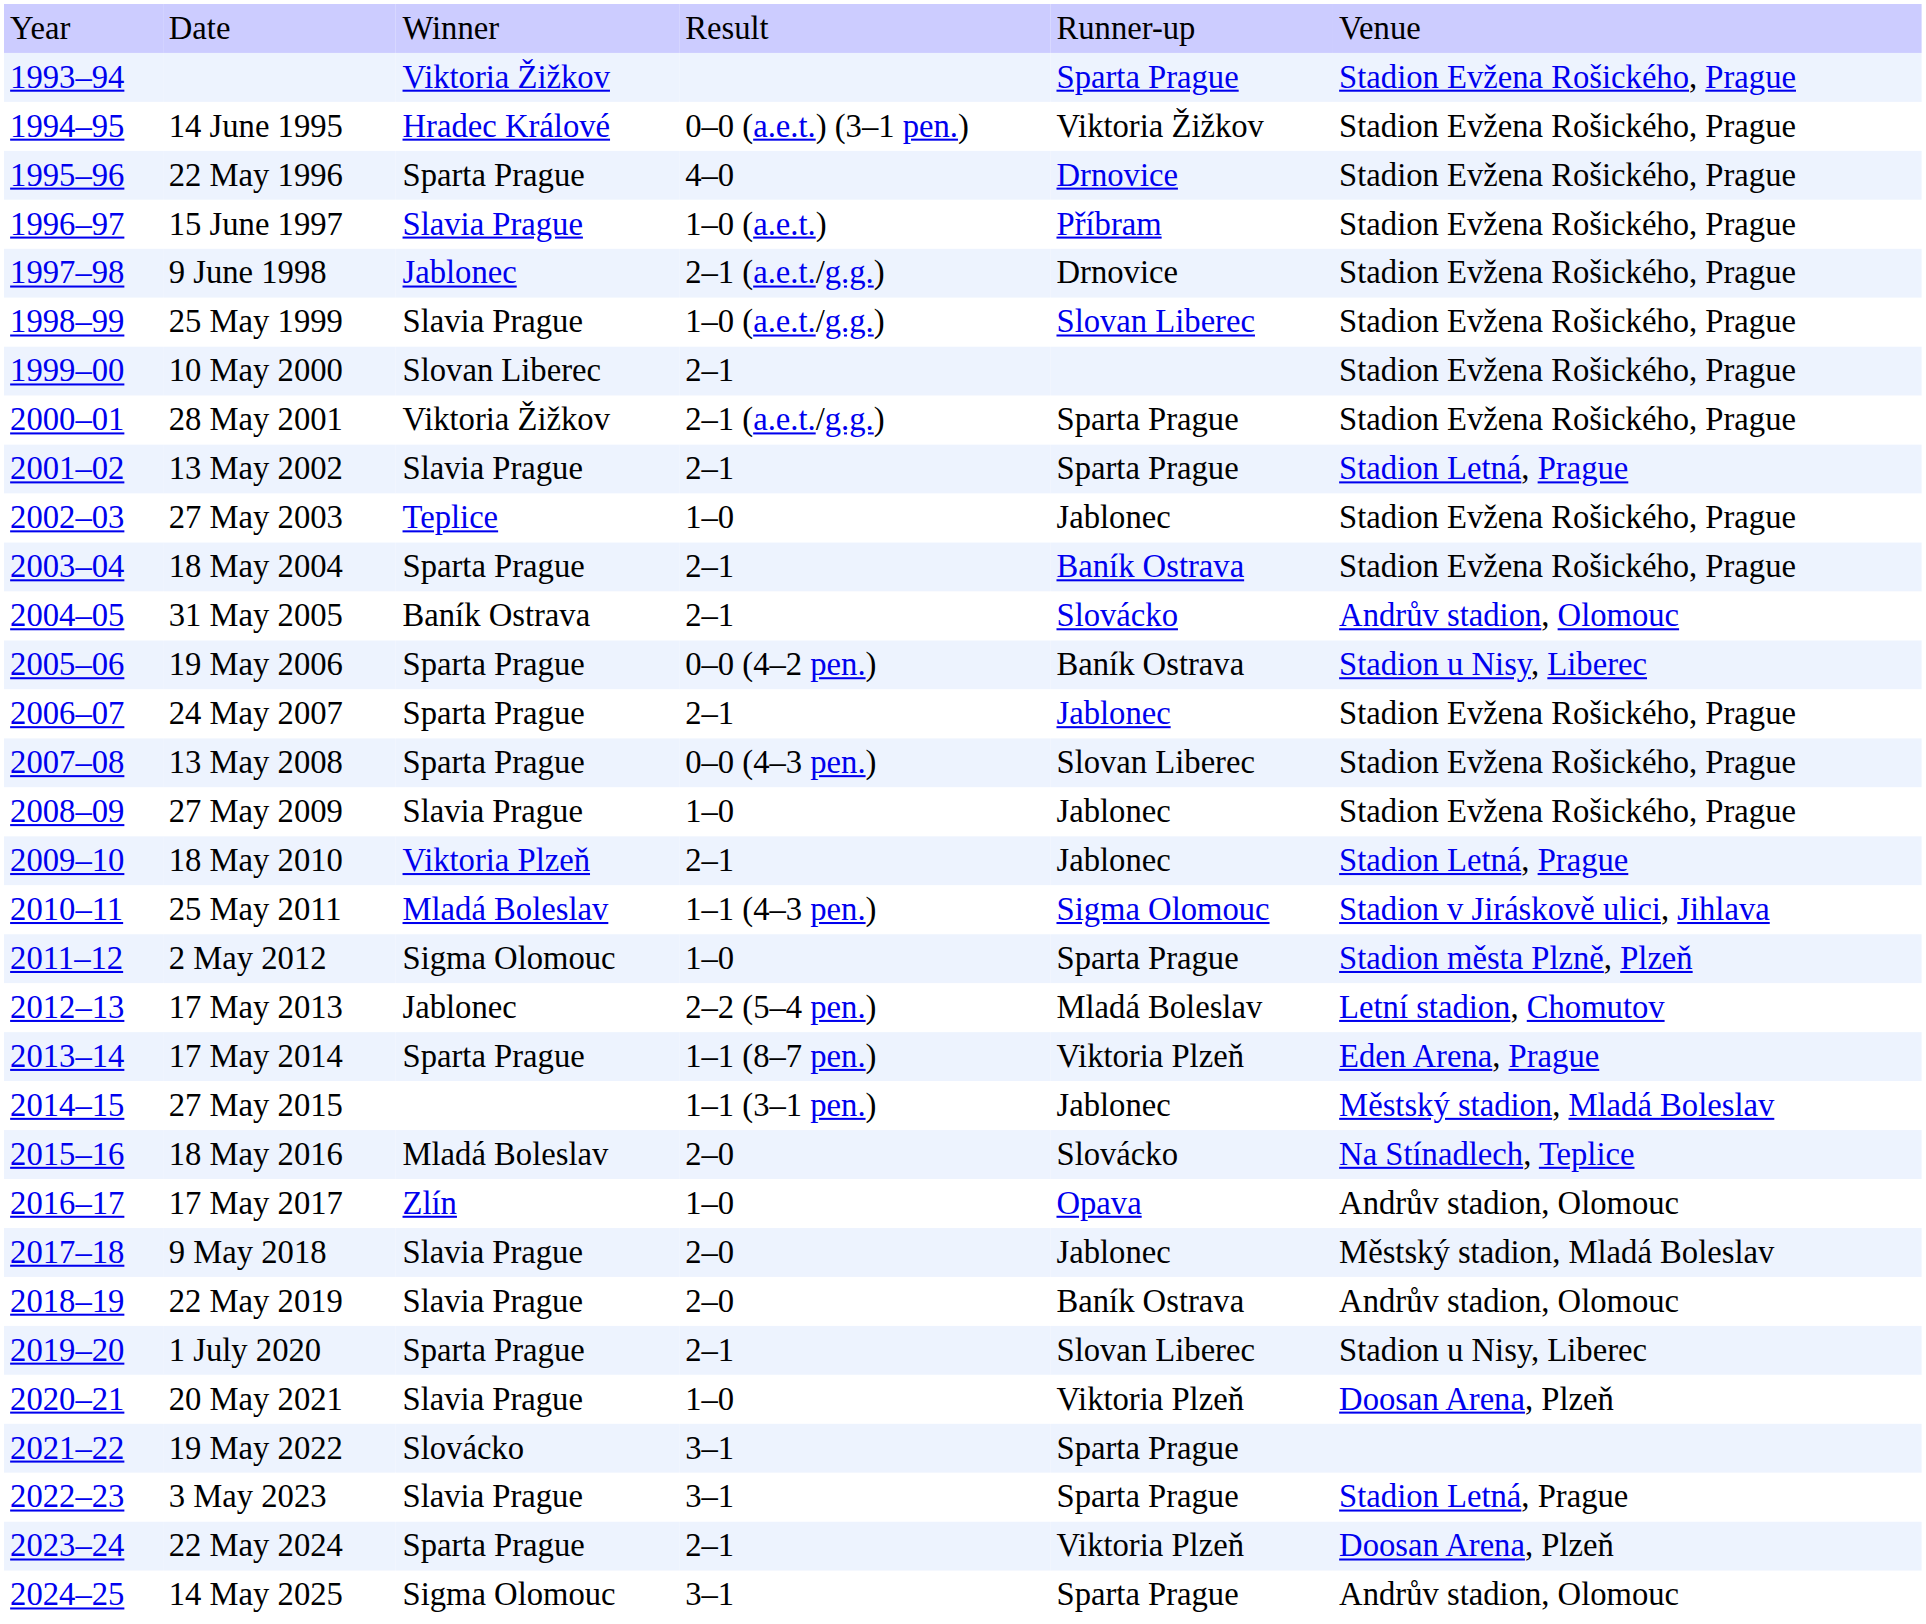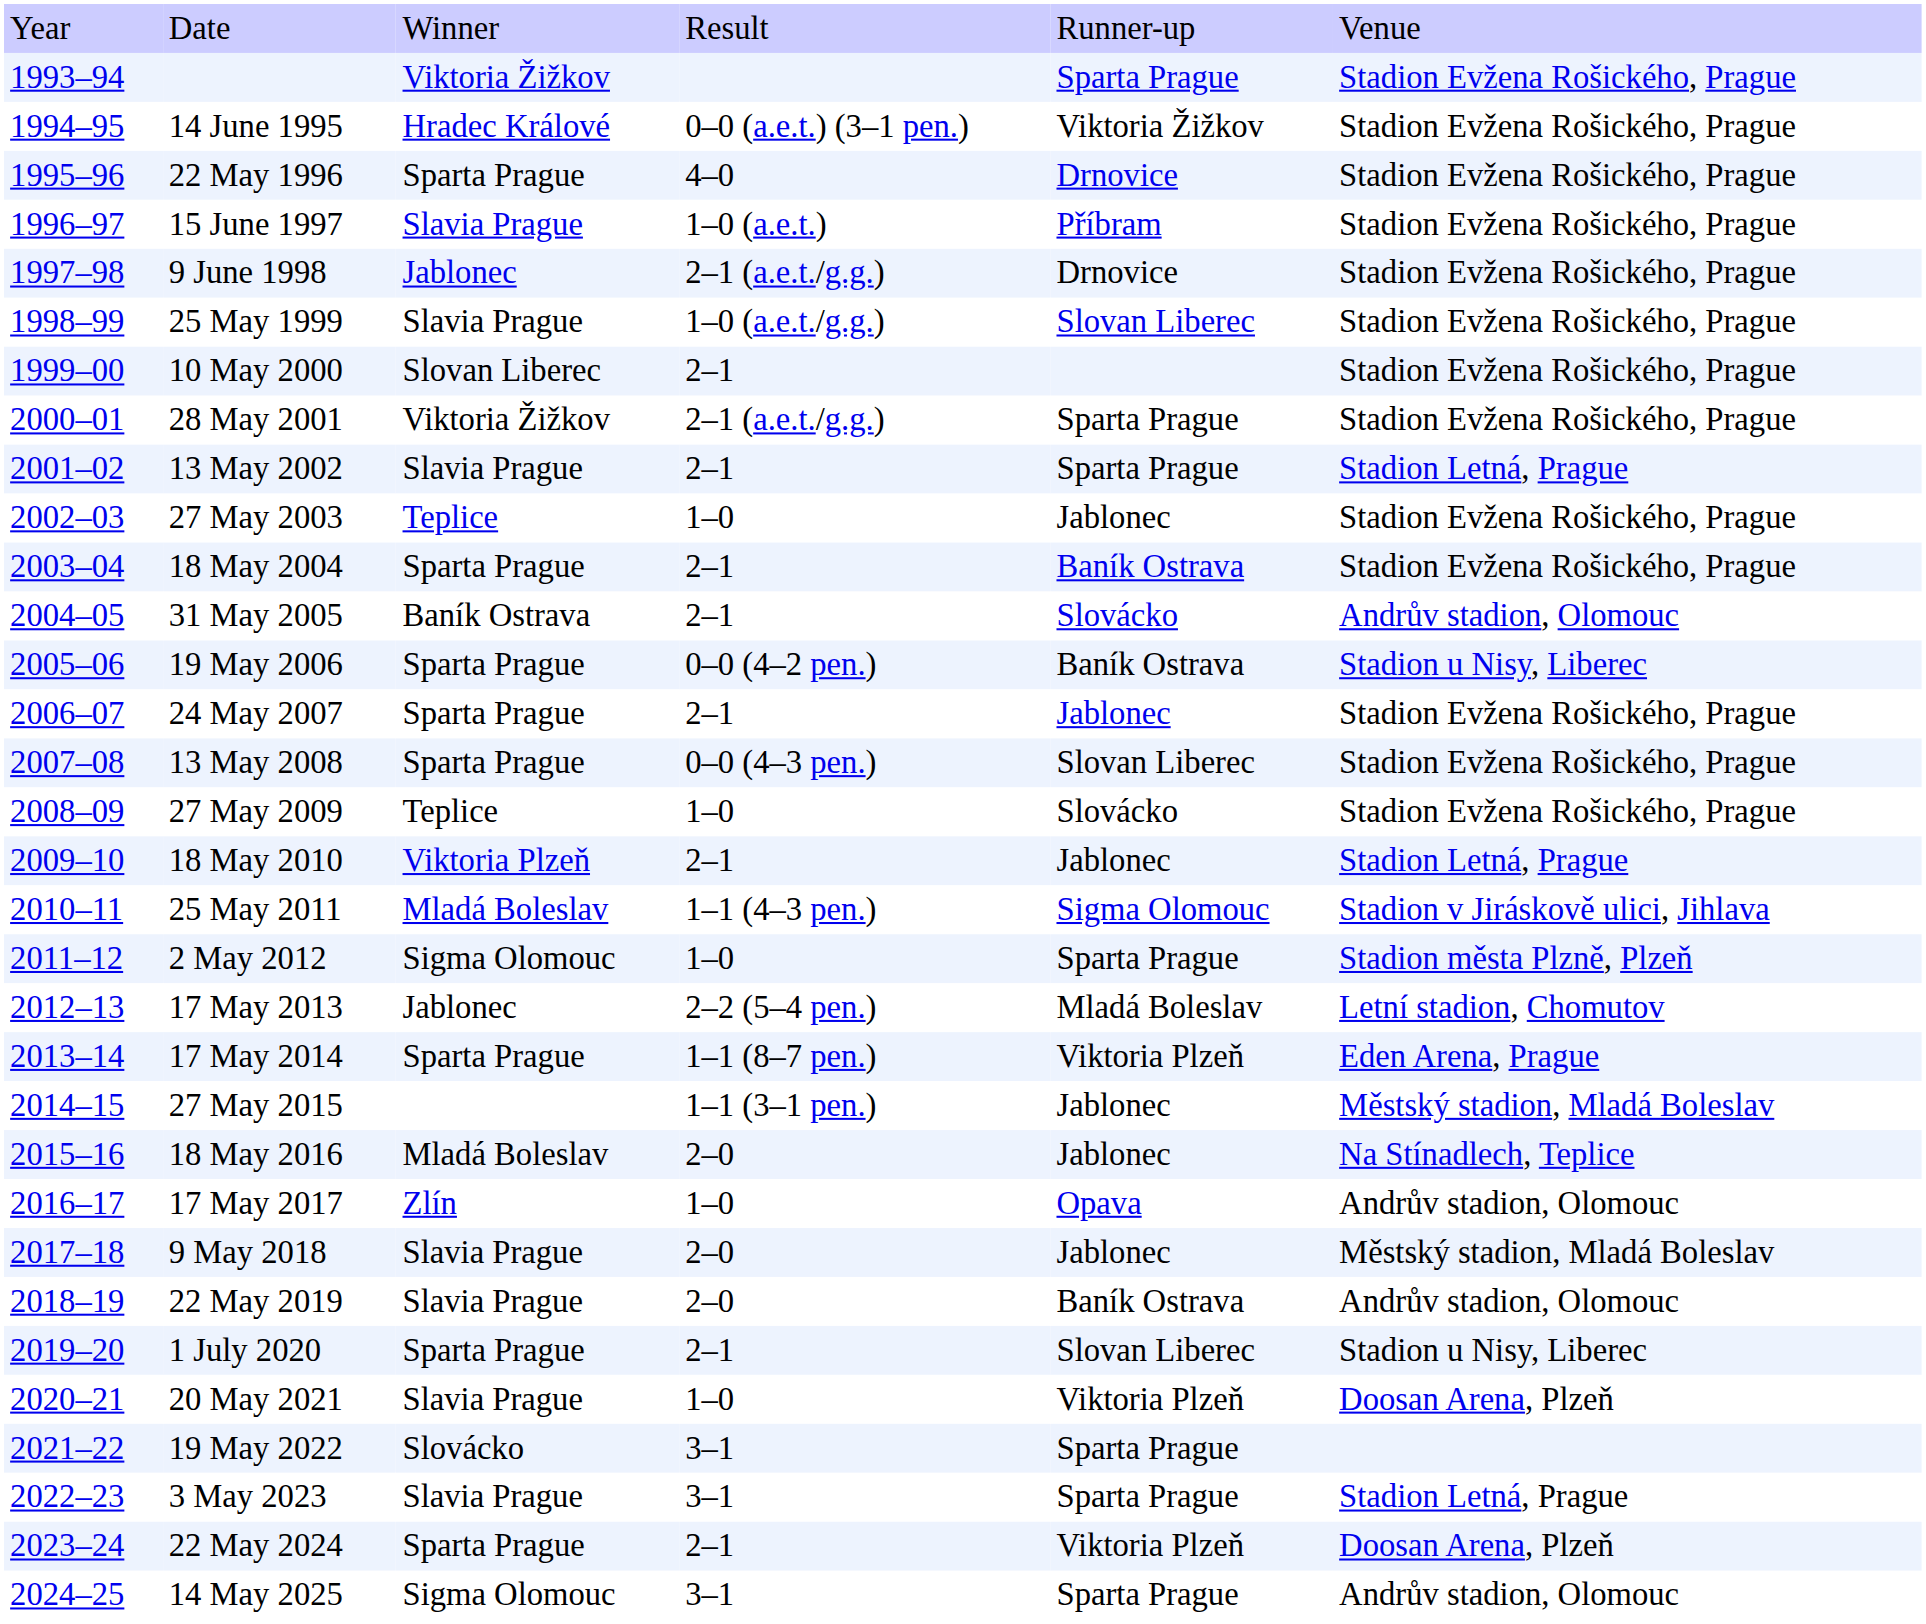(493, 811) Slavia Prague -> (450, 811) Teplice
(1114, 811) Jablonec -> (1117, 811) Slovácko
(1117, 1154) Slovácko -> (1114, 1154) Jablonec
